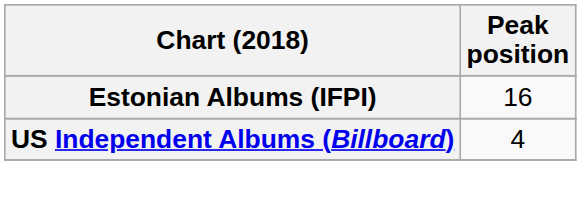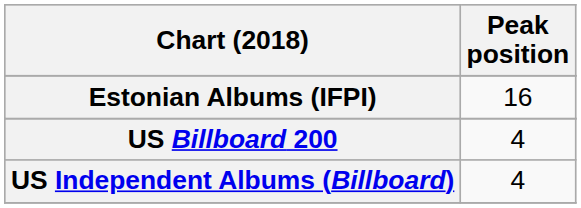+ row: (233, 138)
